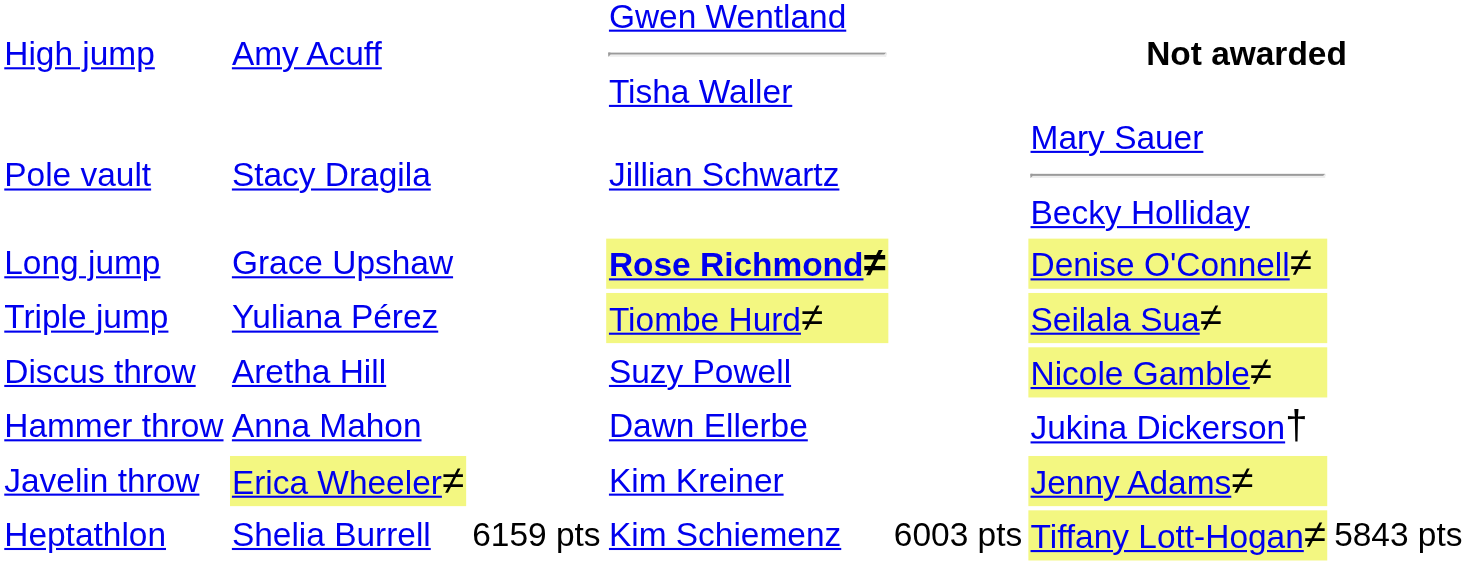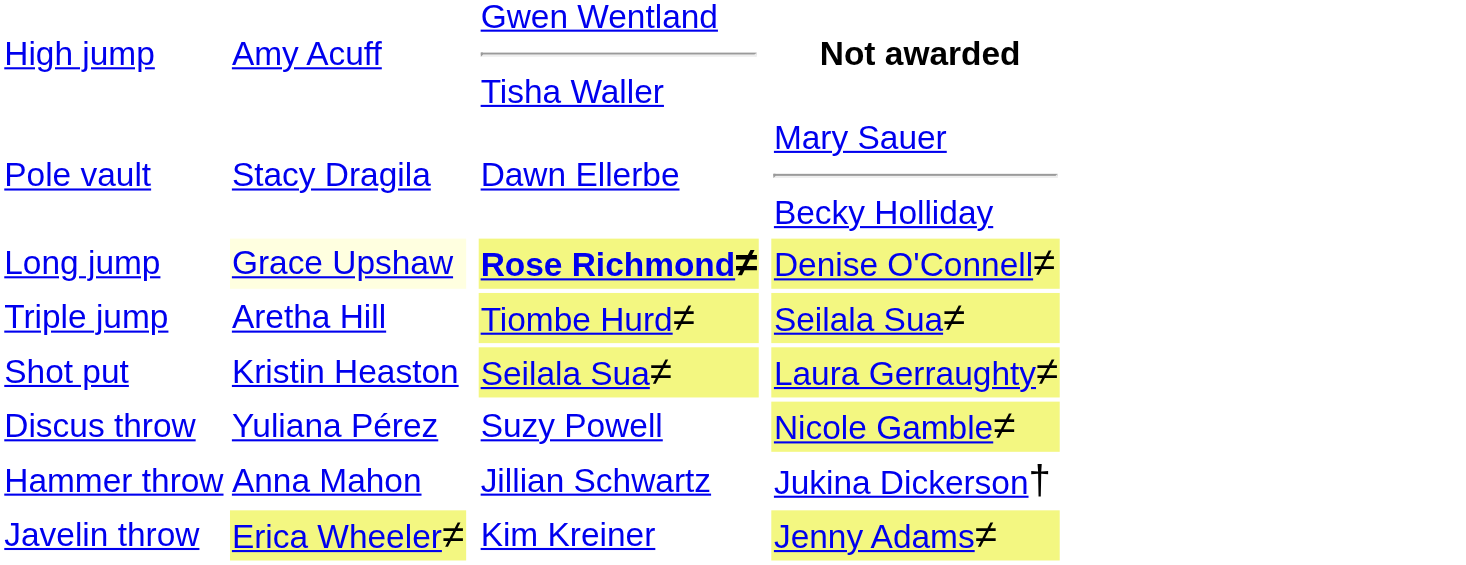(724, 175) Jillian Schwartz -> (580, 175) Dawn Ellerbe
(342, 263) no background -> (342, 263) lightyellow background
(335, 317) Yuliana Pérez -> (309, 317) Aretha Hill
+ row: (67, 371)
(309, 371) Aretha Hill -> (335, 426) Yuliana Pérez
(708, 426) Dawn Ellerbe -> (596, 480) Jillian Schwartz
- row: (85, 534)
